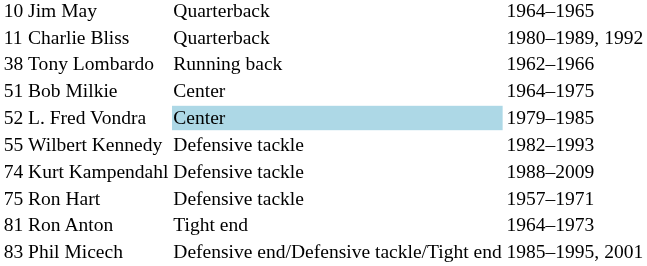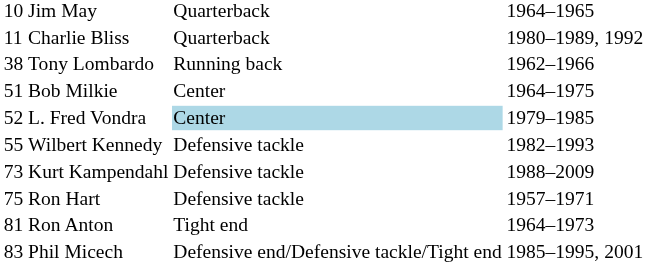(13, 171) 74 -> (13, 171) 73
